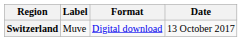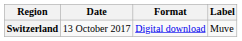columns swapped: (201, 12) <-> (75, 12)
